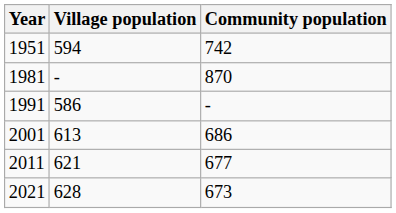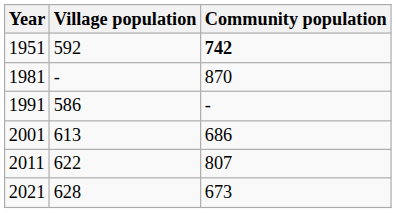(67, 47) 594 -> (67, 47) 592
(218, 47) normal -> (218, 47) bold
(67, 163) 621 -> (67, 163) 622
(218, 163) 677 -> (218, 163) 807
